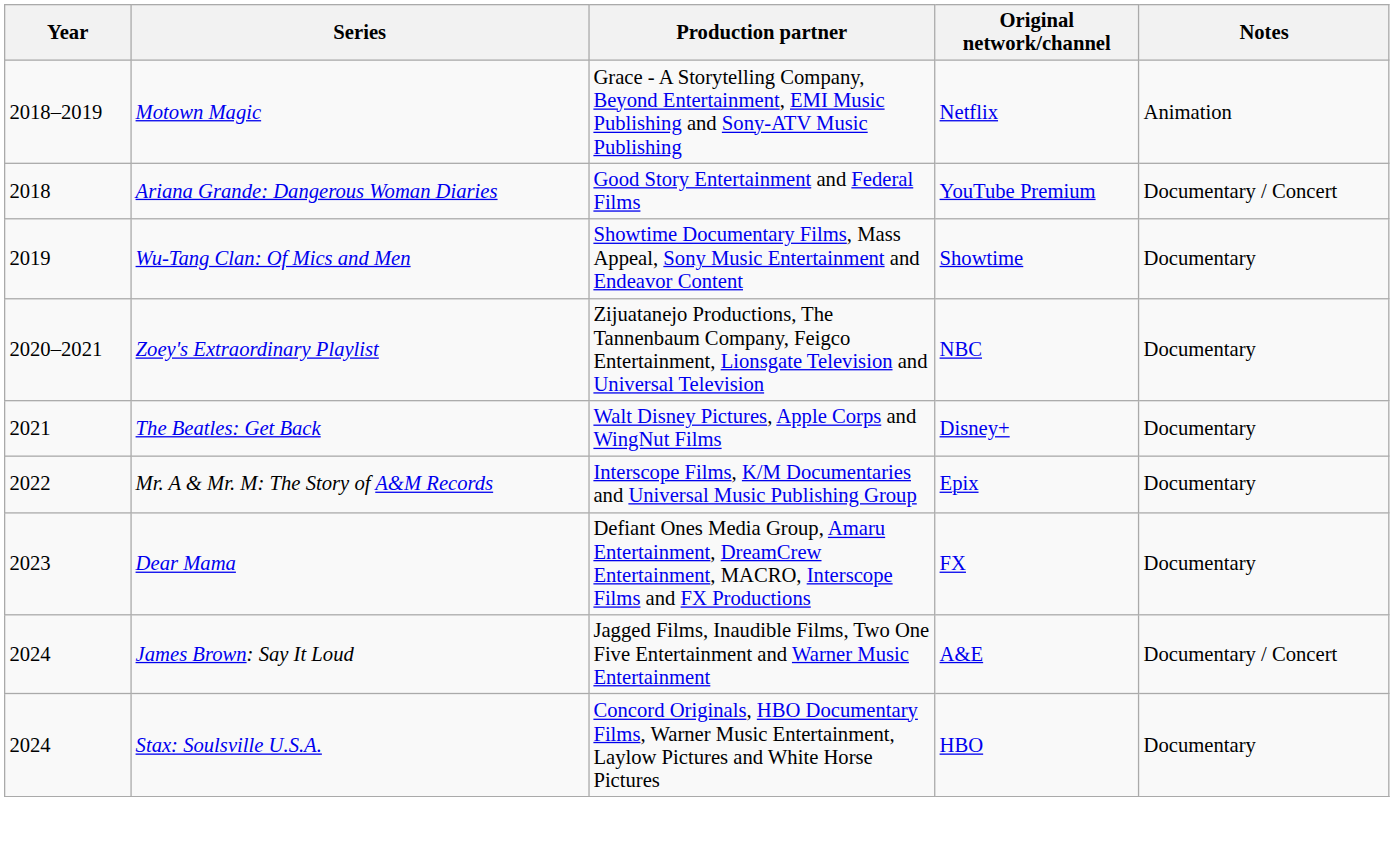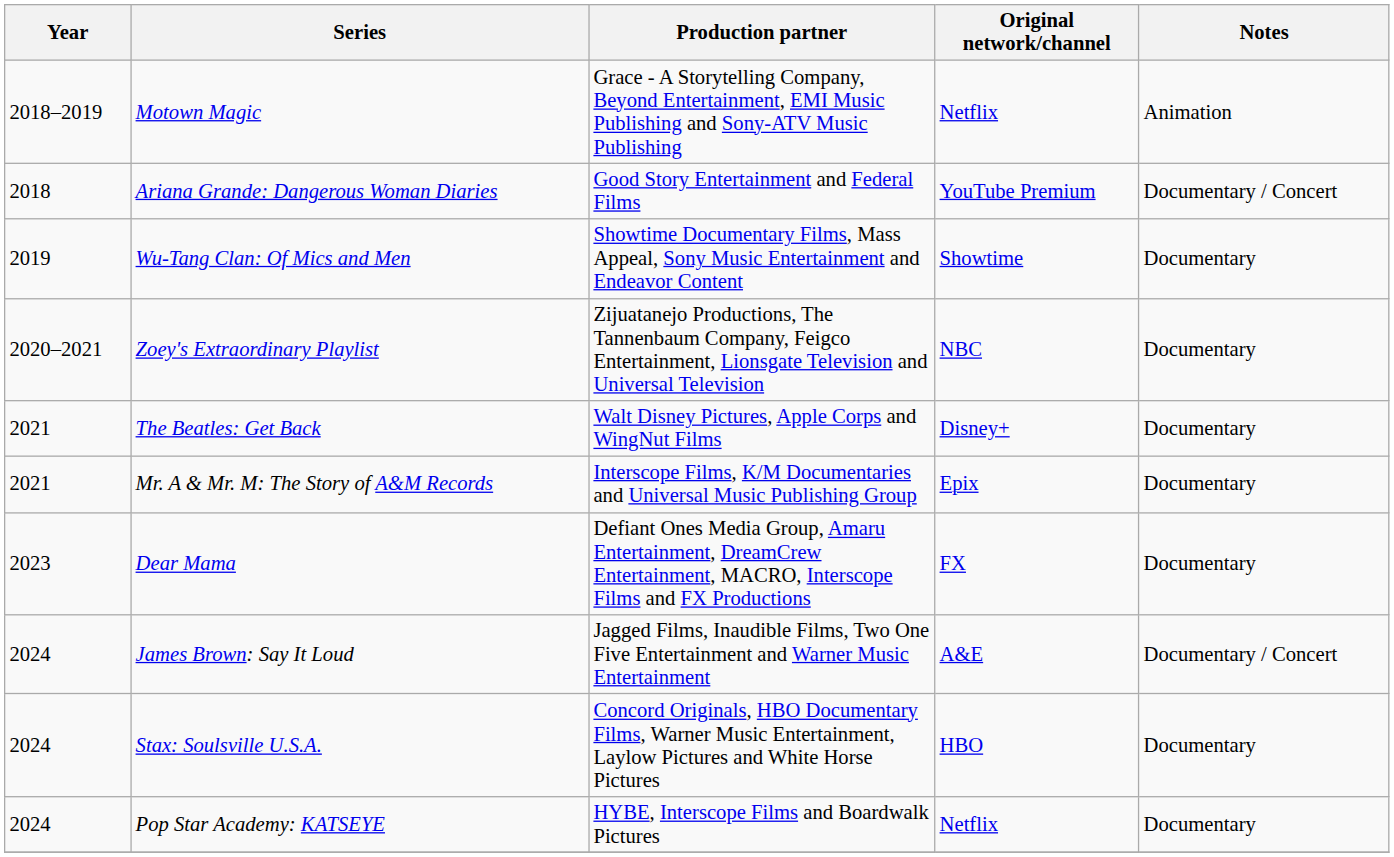(30, 484) 2022 -> (30, 484) 2021
+ row: (260, 824)
